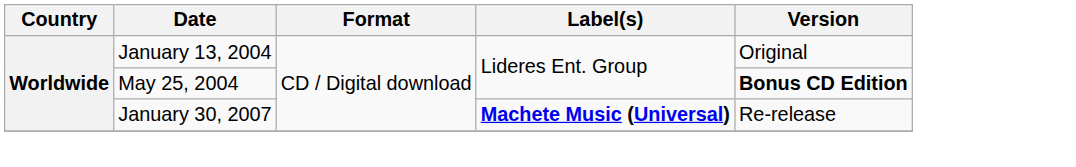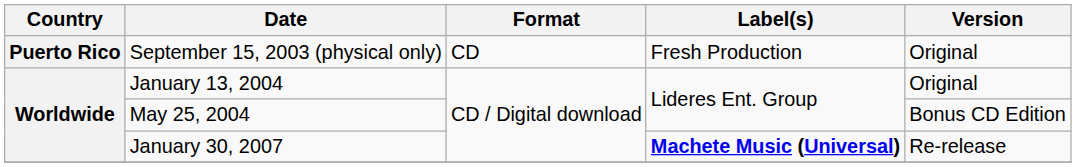+ row: (286, 51)
(823, 83) bold -> (988, 114) normal
